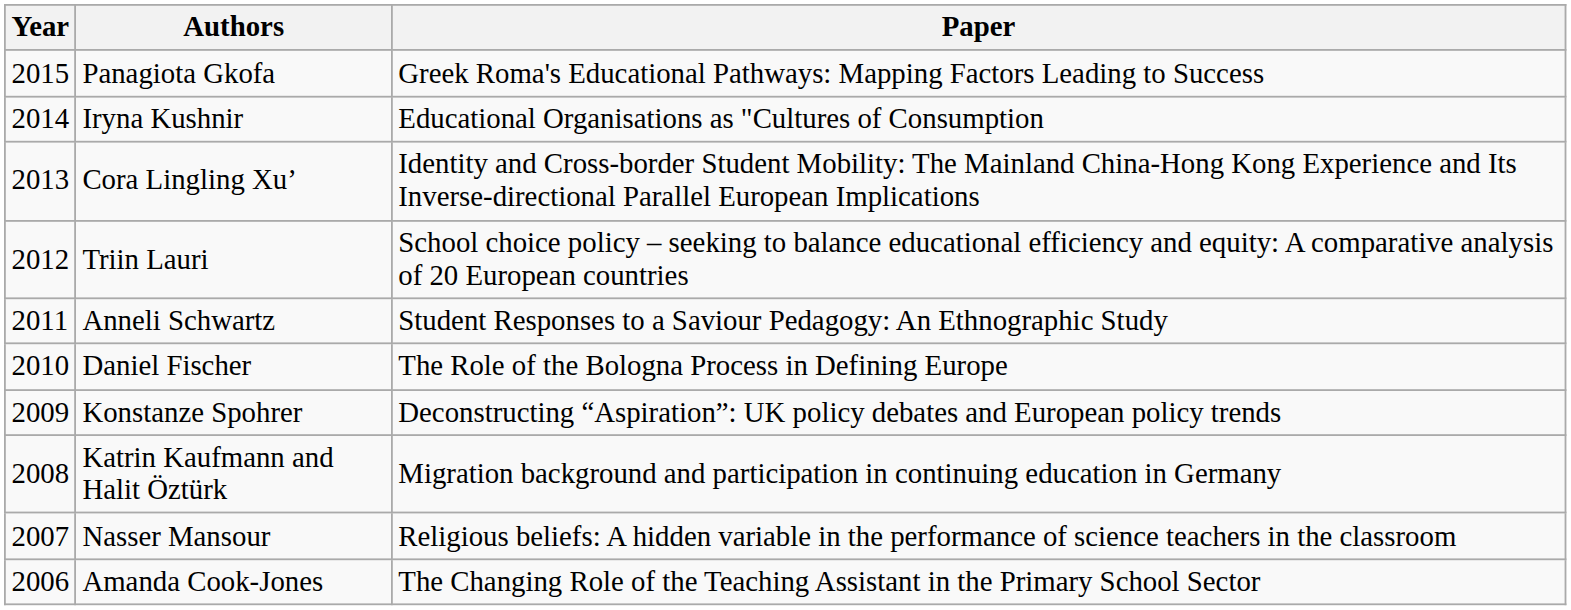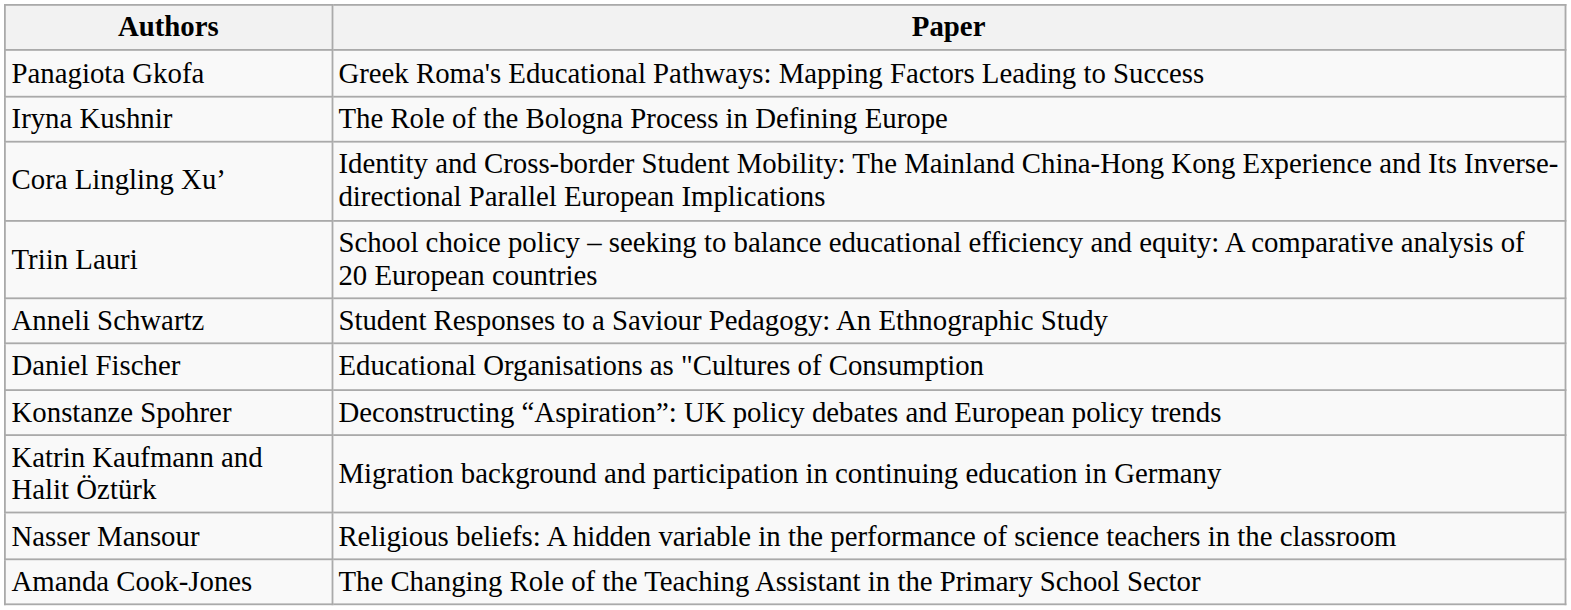- column: (40, 27)
(721, 118) Educational Organisations as "Cultures of Consumption -> (643, 118) The Role of the Bologna Process in Defining Europe
(703, 366) The Role of the Bologna Process in Defining Europe -> (661, 366) Educational Organisations as "Cultures of Consumption
